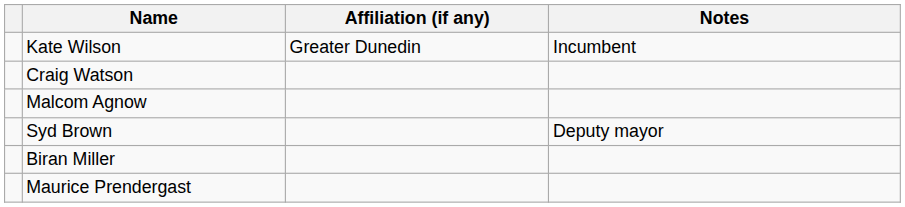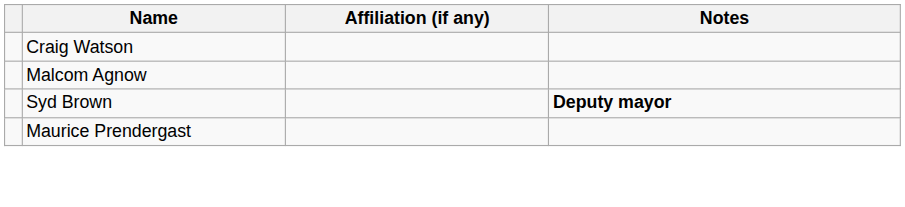- row: (74, 46)
(608, 131) normal -> (612, 103) bold
- row: (71, 159)
